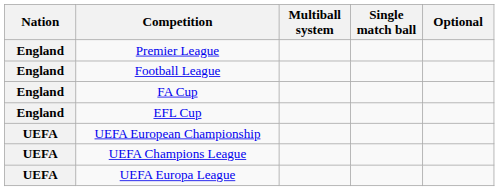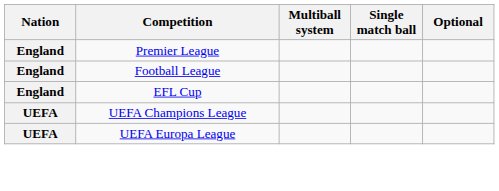- row: (177, 92)
- row: (177, 133)
